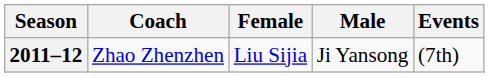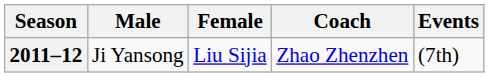columns swapped: (363, 21) <-> (158, 21)
